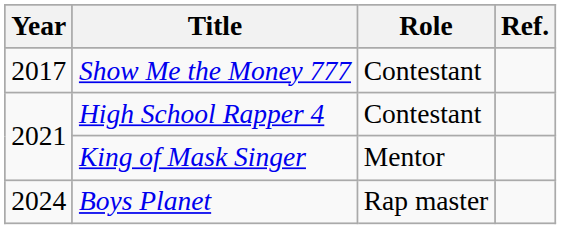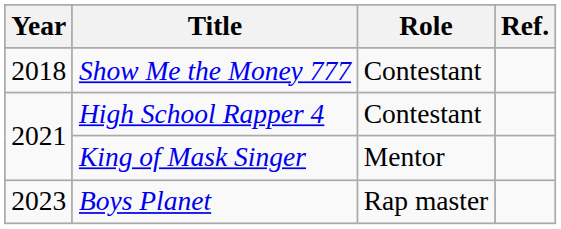(39, 69) 2017 -> (39, 69) 2018
(39, 200) 2024 -> (39, 200) 2023
